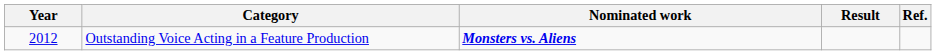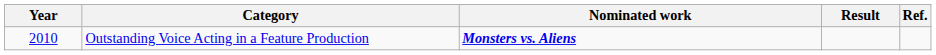(43, 38) 2012 -> (43, 38) 2010
